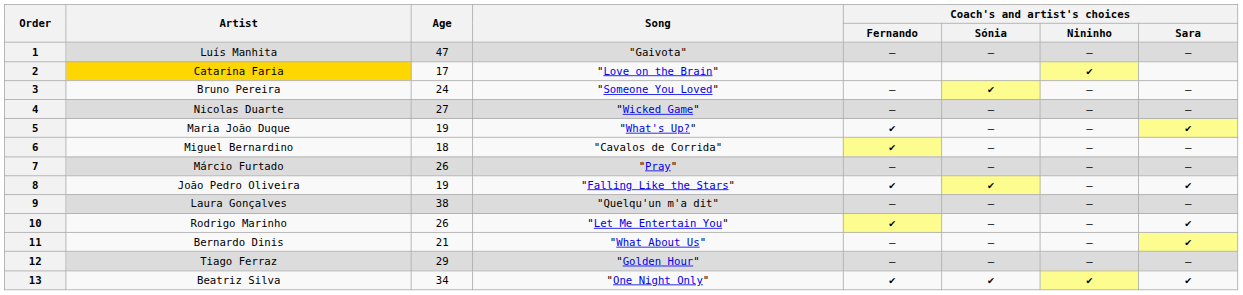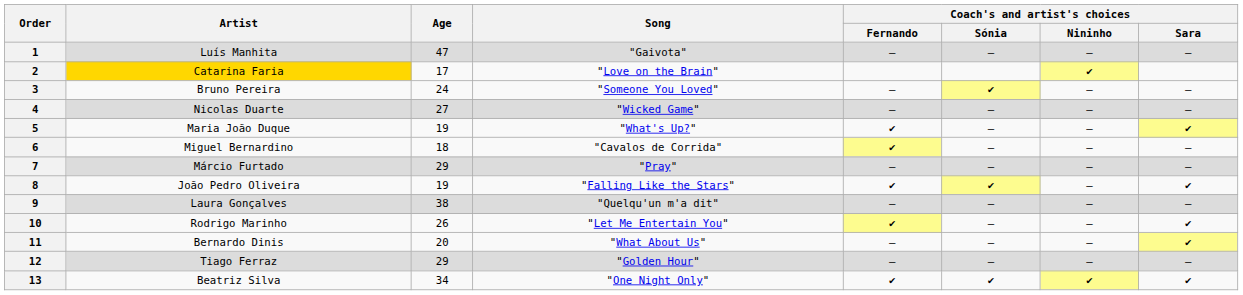(442, 166) 26 -> (442, 166) 29
(442, 242) 21 -> (442, 242) 20
